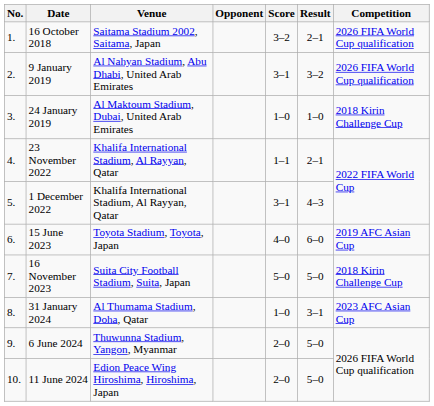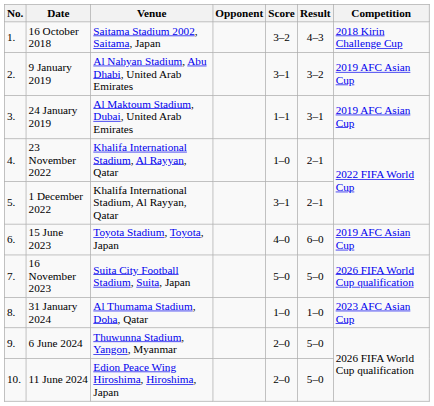(315, 37) 2–1 -> (315, 37) 4–3
(375, 37) 2026 FIFA World Cup qualification -> (369, 37) 2018 Kirin Challenge Cup
(375, 74) 2026 FIFA World Cup qualification -> (373, 74) 2019 AFC Asian Cup
(282, 117) 1–0 -> (282, 117) 1–1
(315, 117) 1–0 -> (315, 117) 3–1
(369, 117) 2018 Kirin Challenge Cup -> (373, 117) 2019 AFC Asian Cup
(282, 160) 1–1 -> (282, 160) 1–0
(315, 202) 4–3 -> (315, 202) 2–1
(369, 276) 2018 Kirin Challenge Cup -> (375, 276) 2026 FIFA World Cup qualification
(315, 312) 3–1 -> (315, 312) 1–0
